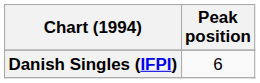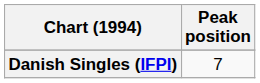(218, 63) 6 -> (218, 63) 7
